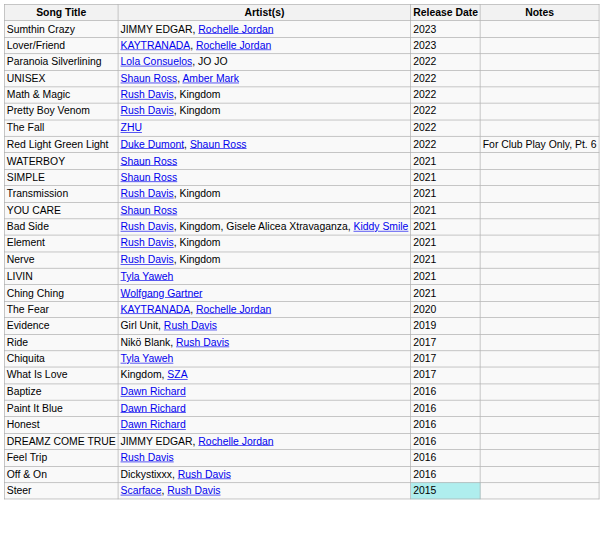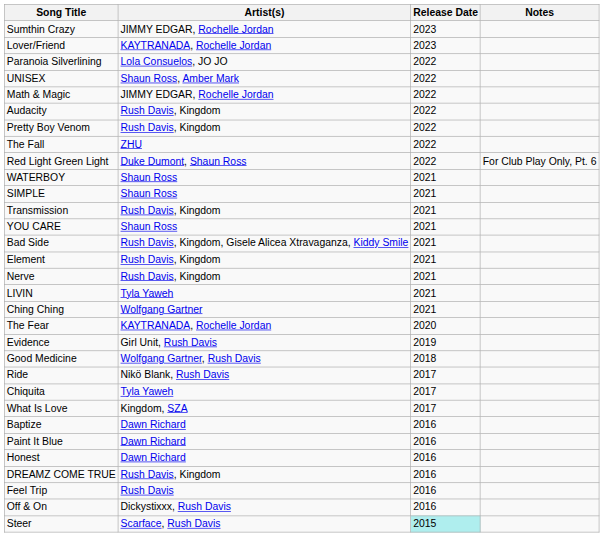(171, 95) Rush Davis, Kingdom -> (197, 95) JIMMY EDGAR, Rochelle Jordan
+ row: (27, 111)
+ row: (42, 359)
(197, 441) JIMMY EDGAR, Rochelle Jordan -> (171, 474) Rush Davis, Kingdom
